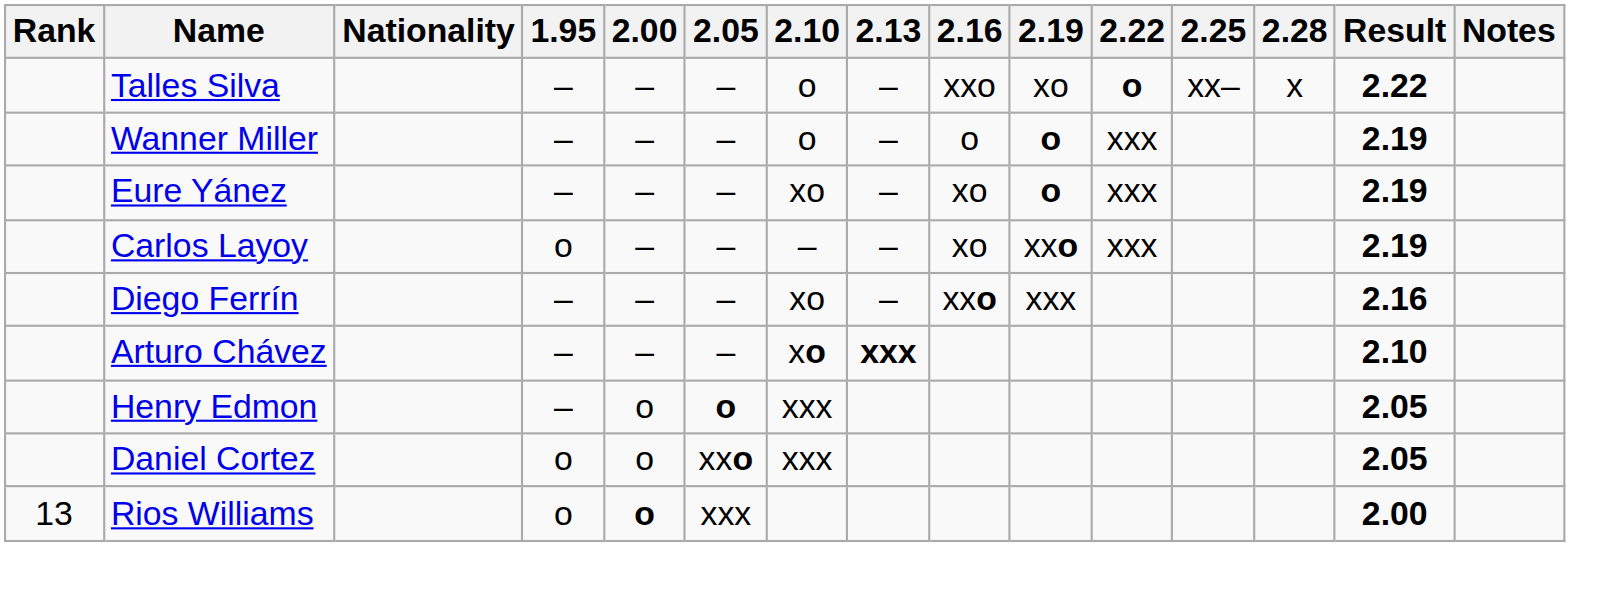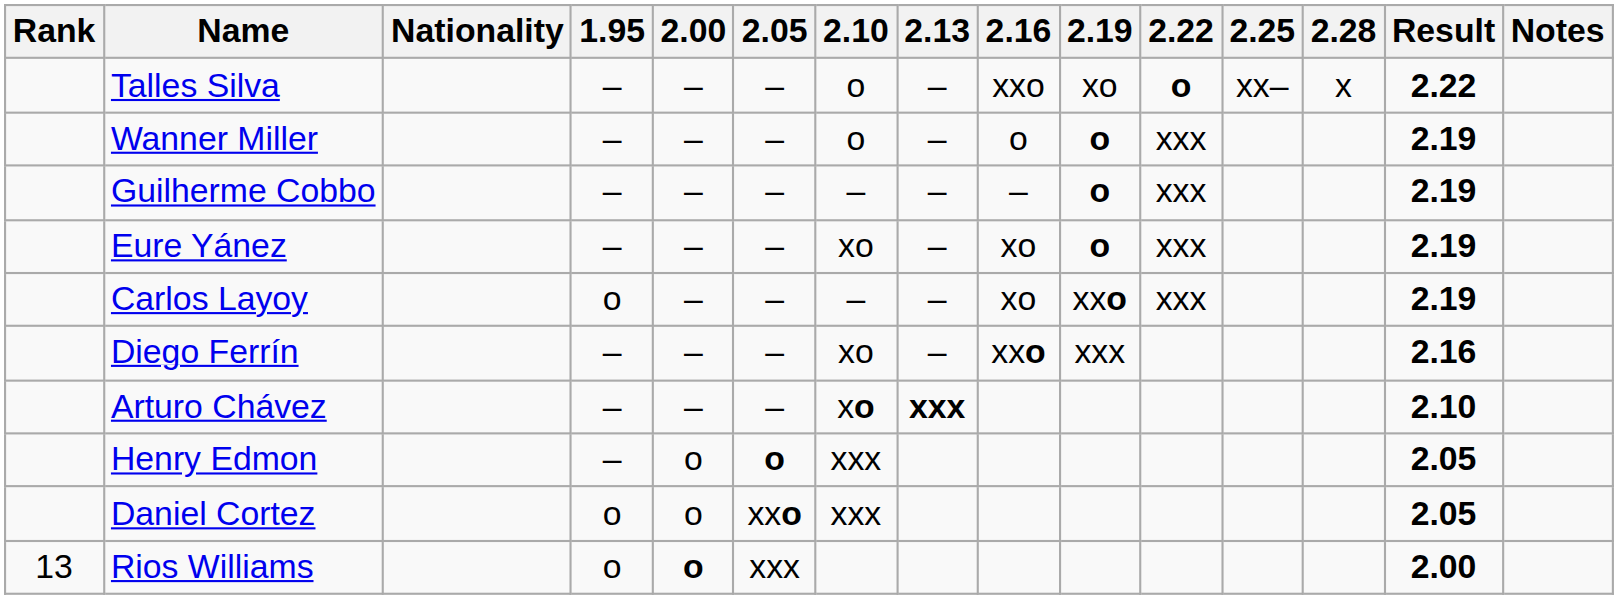+ row: (243, 191)
